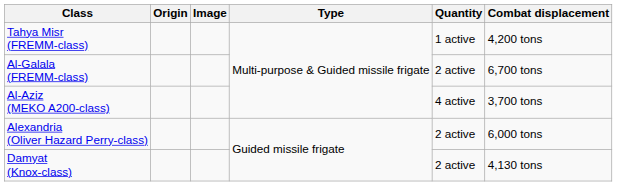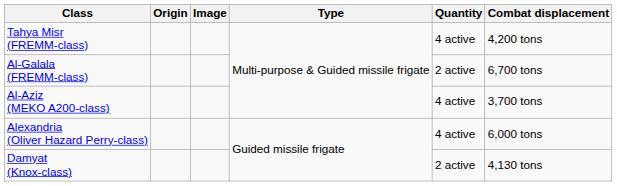(455, 38) 1 active -> (455, 38) 4 active
(455, 133) 2 active -> (455, 133) 4 active
